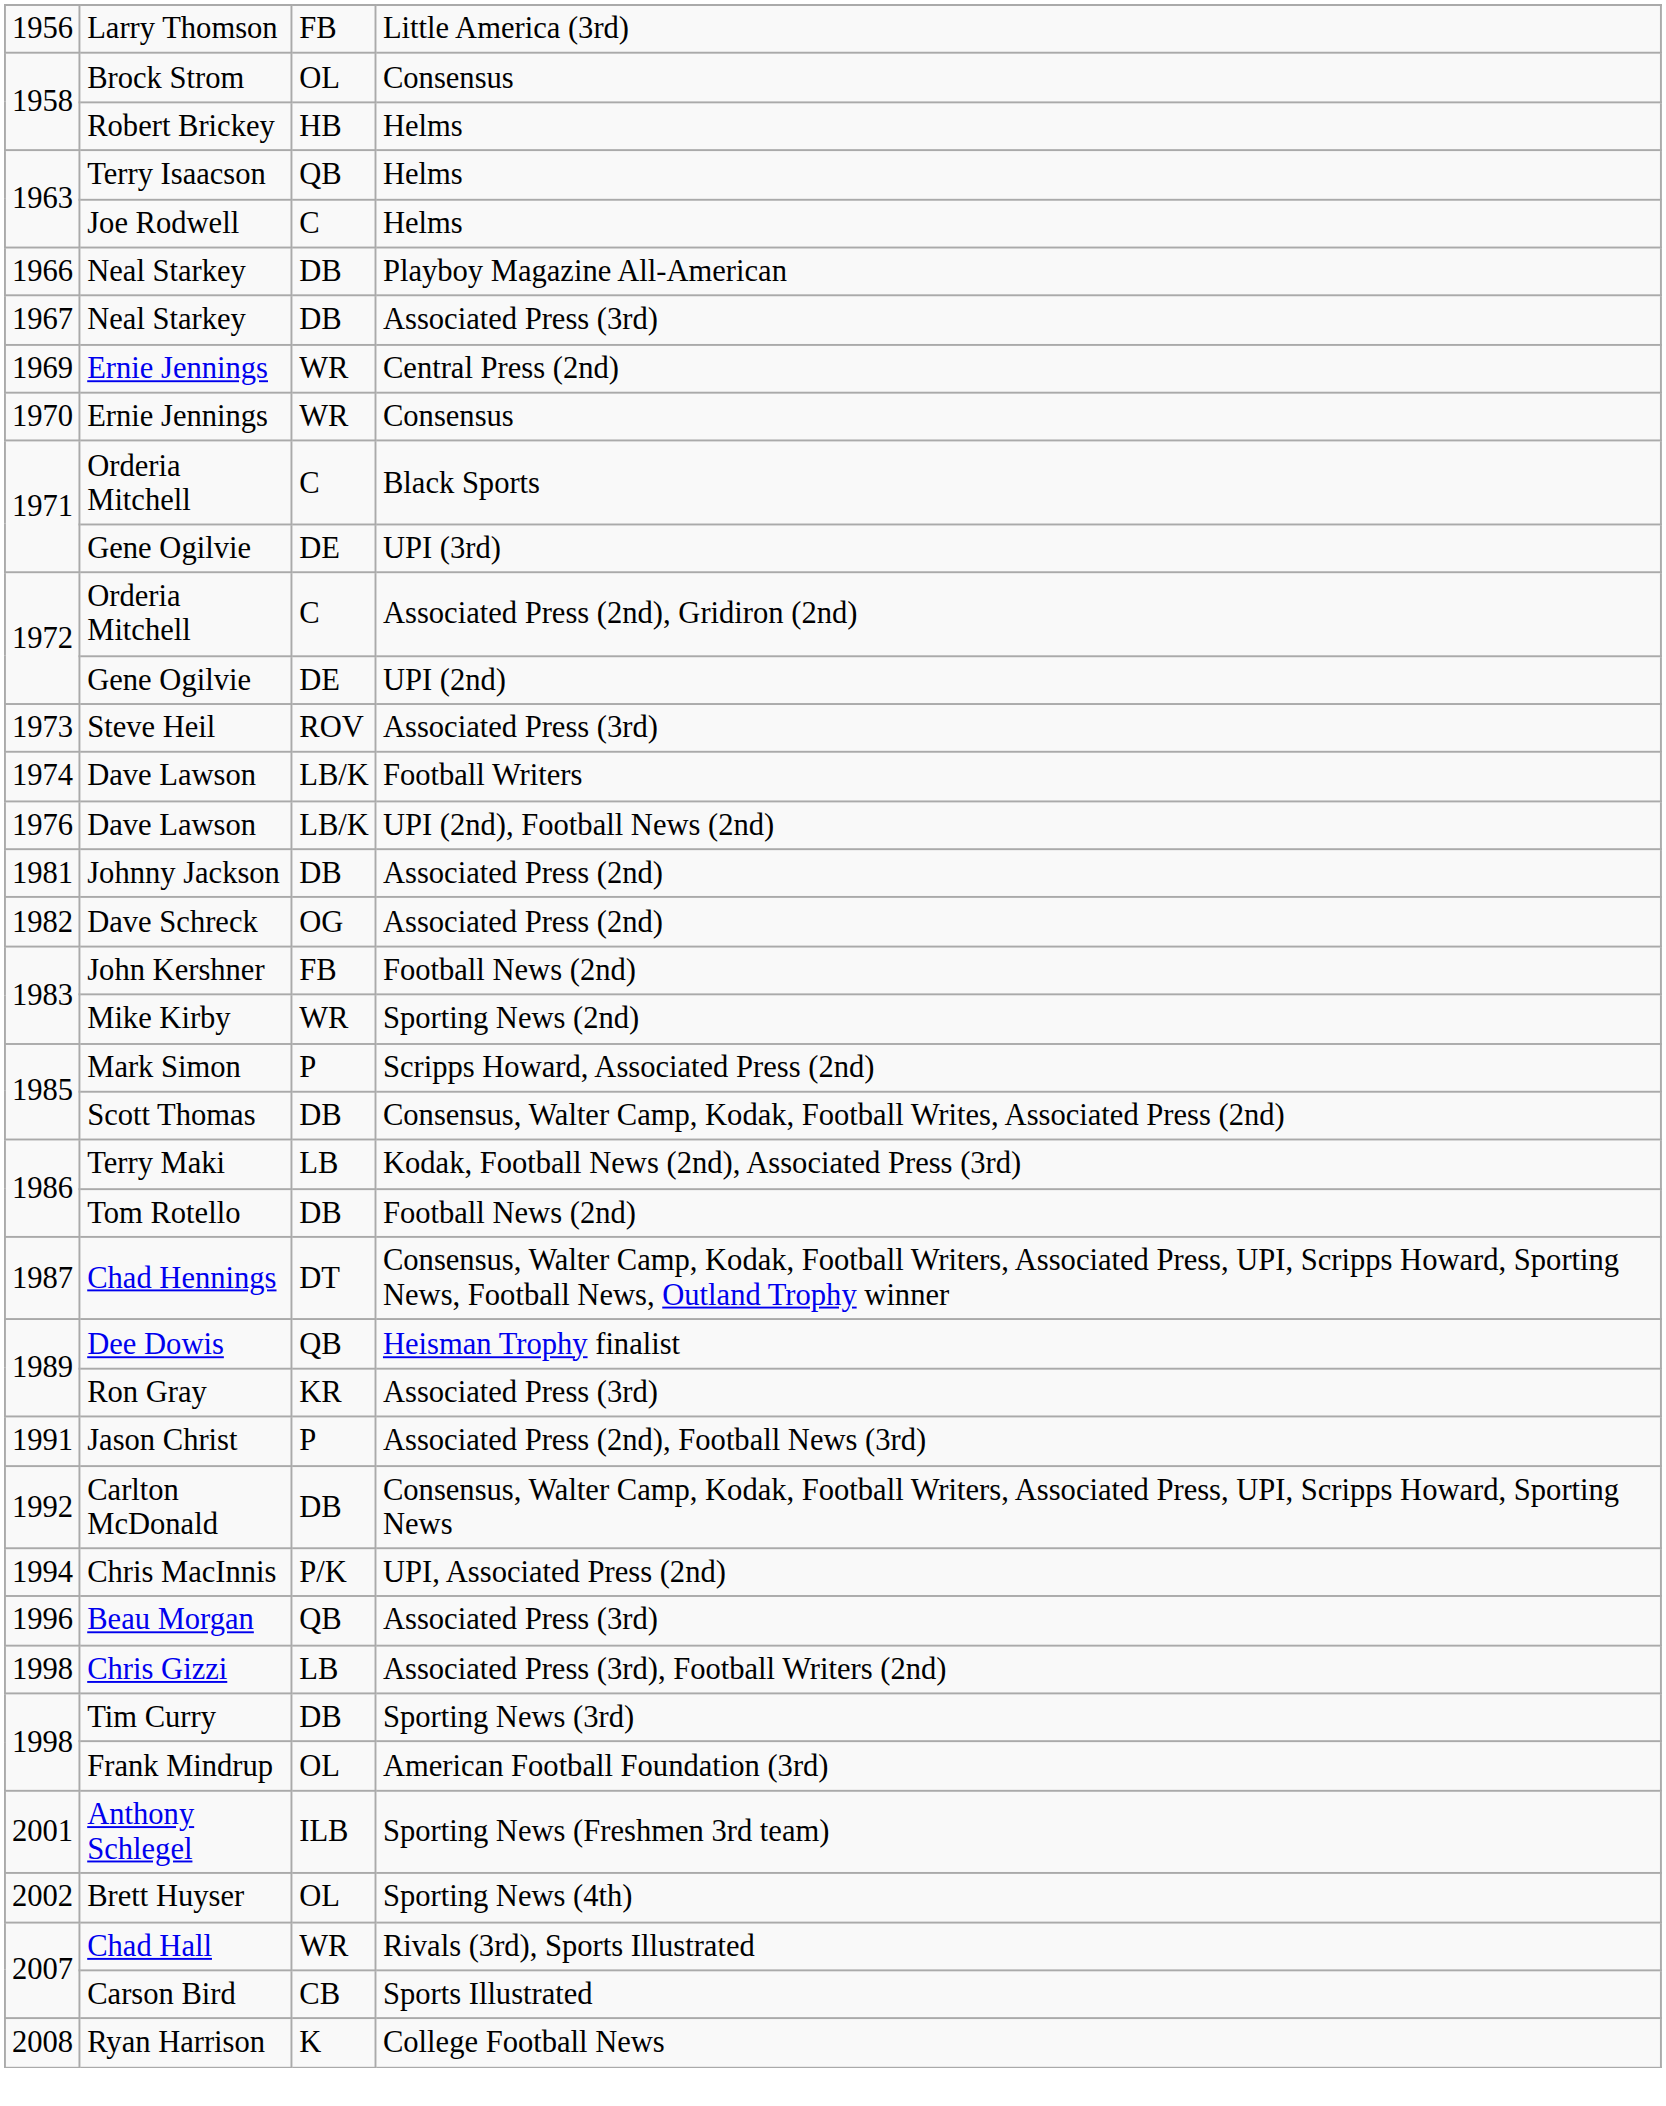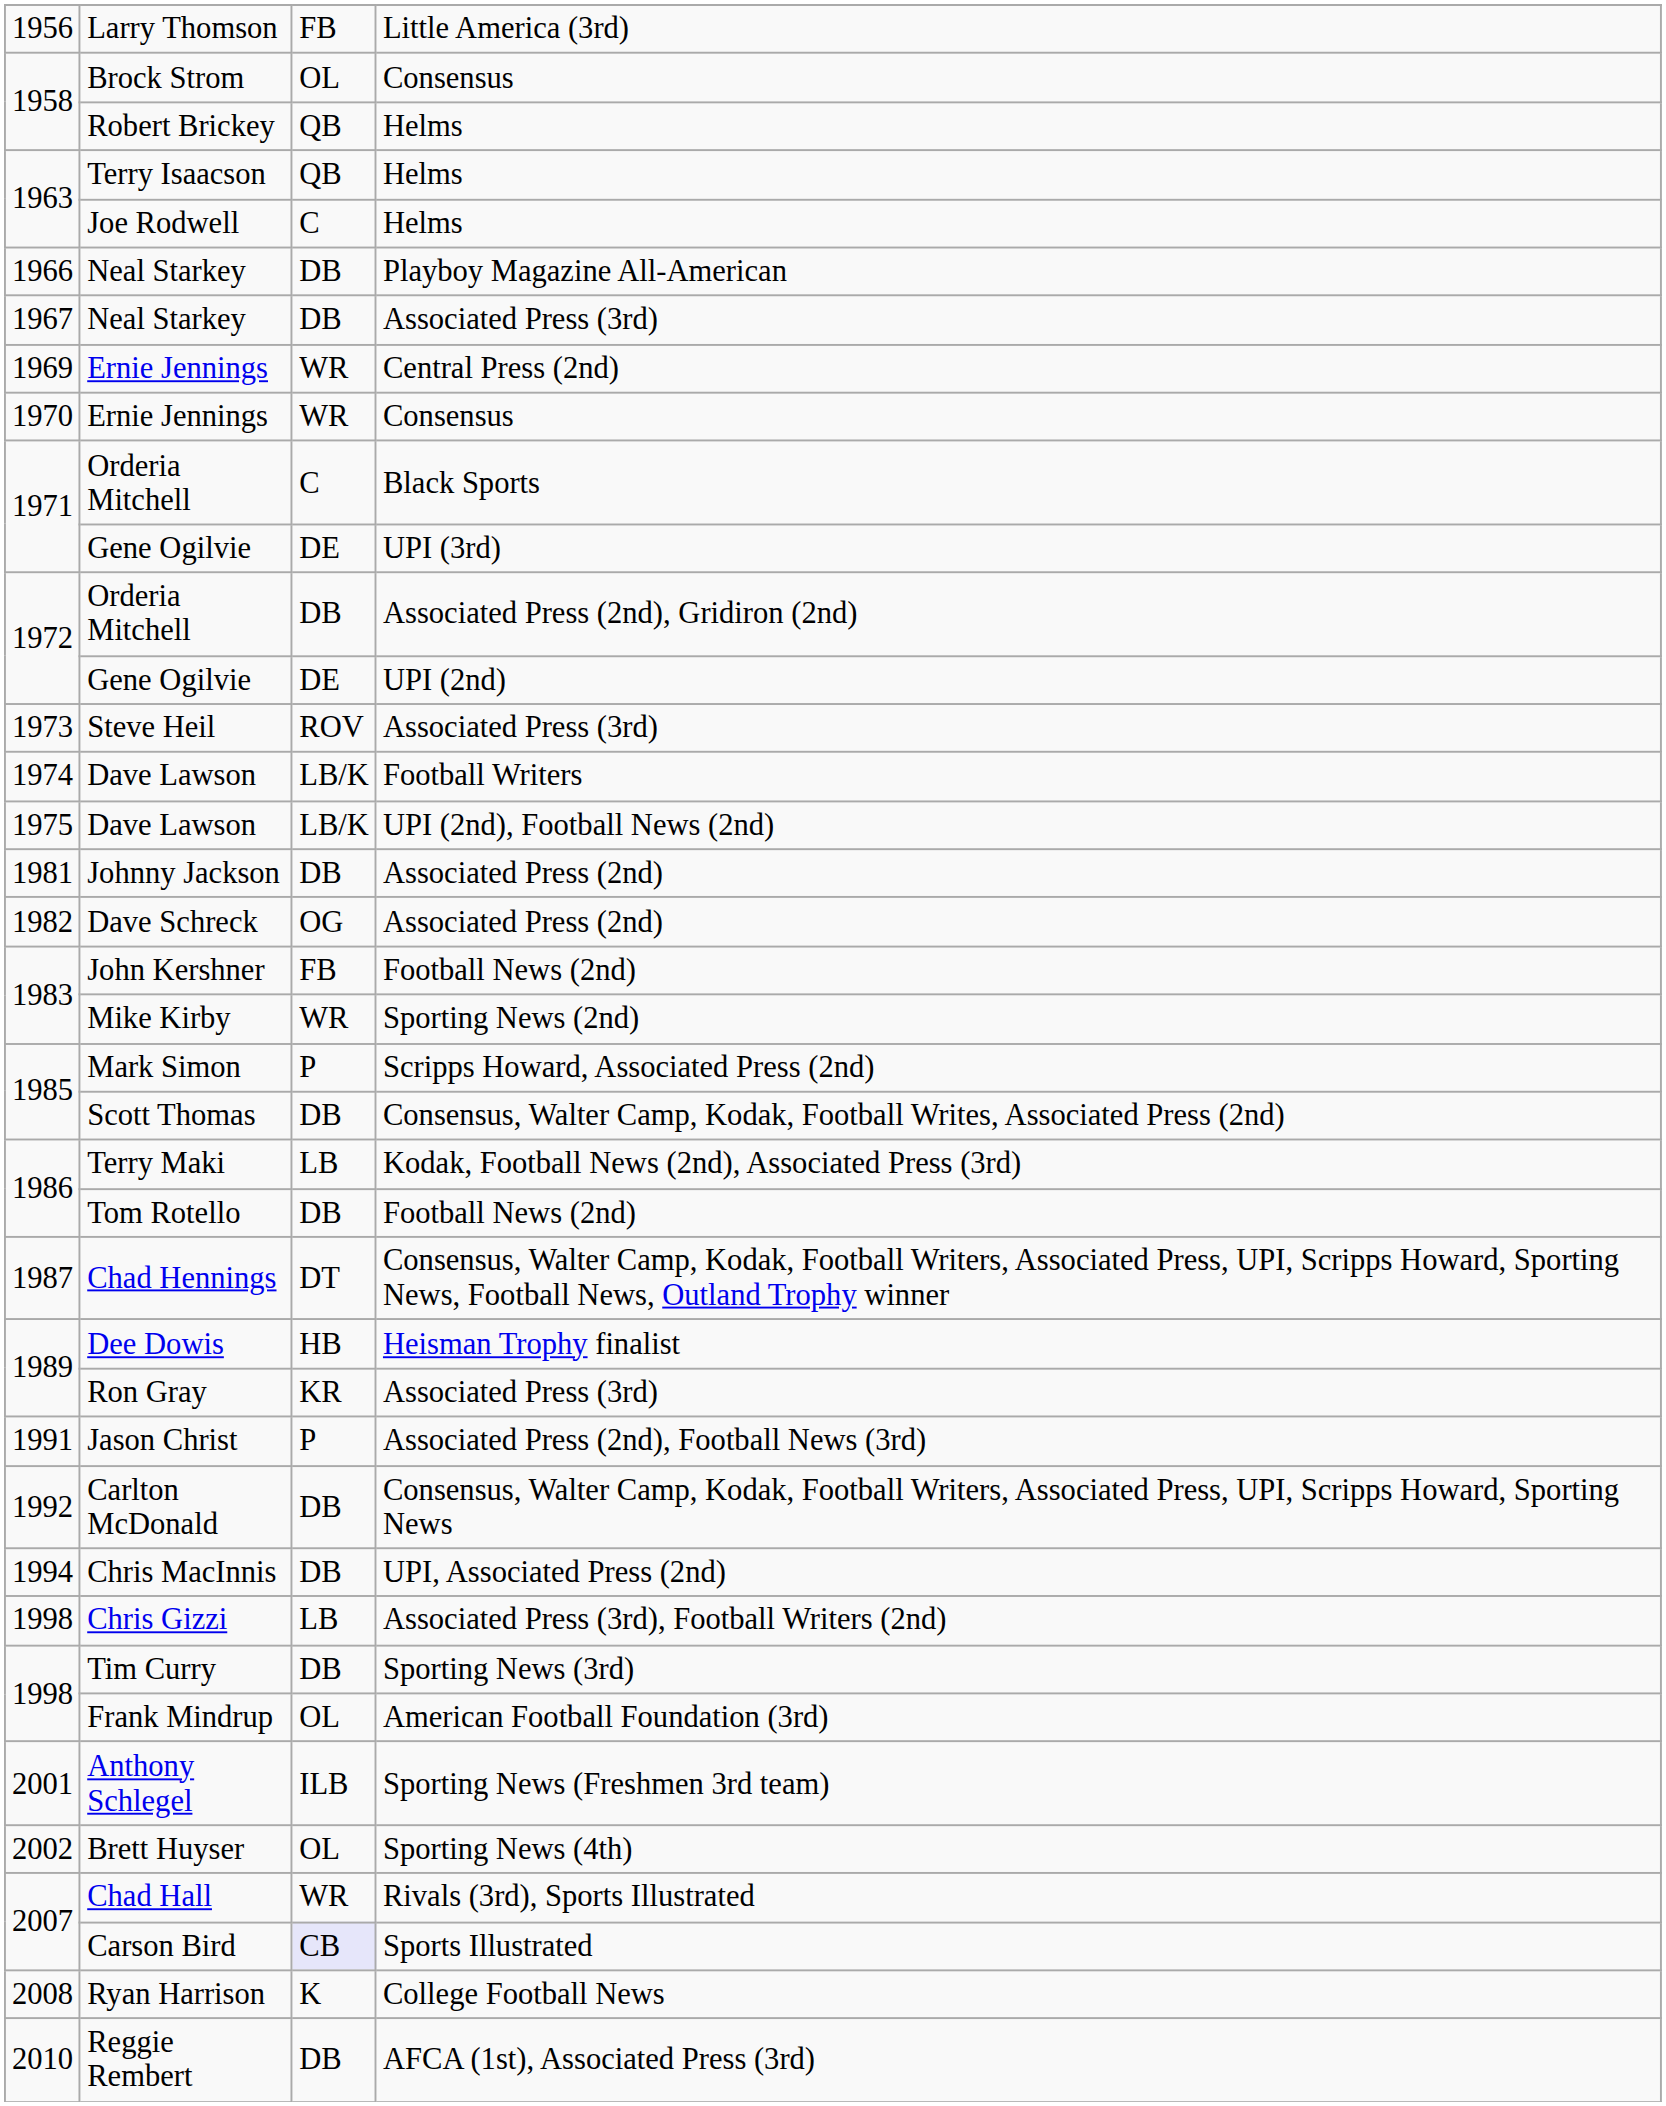(320, 125) HB -> (320, 125) QB
(309, 613) C -> (320, 613) DB
(43, 824) 1976 -> (43, 824) 1975
(320, 1343) QB -> (320, 1343) HB
(323, 1571) P/K -> (320, 1571) DB
- row: (171, 1620)
(320, 1993) no background -> (320, 1945) lavender background
+ row: (140, 2059)
